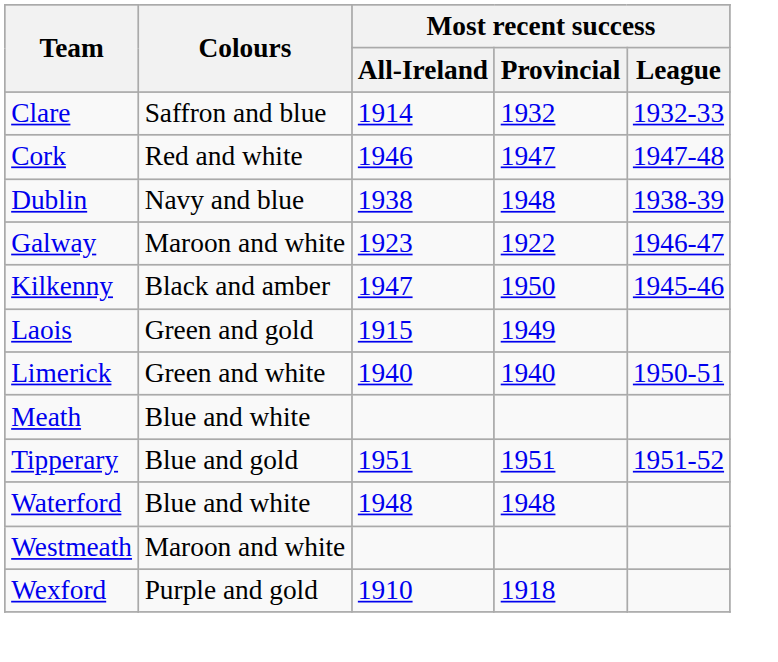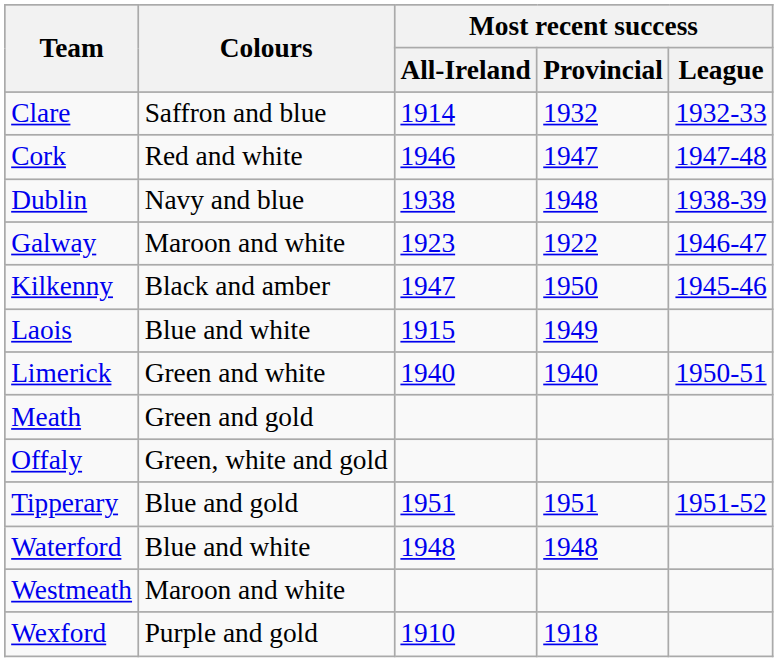(229, 329) Green and gold -> (227, 329) Blue and white
(227, 416) Blue and white -> (229, 416) Green and gold
+ row: (47, 460)
